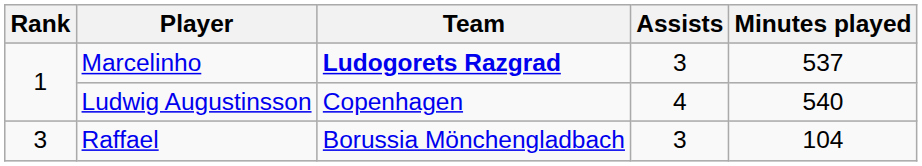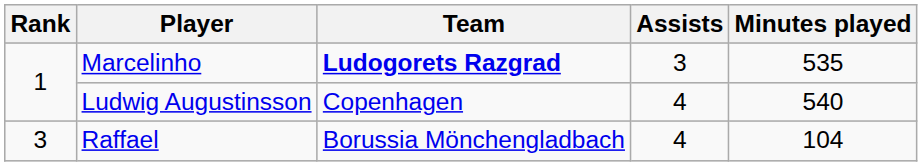(823, 62) 537 -> (823, 62) 535
(680, 140) 3 -> (680, 140) 4
